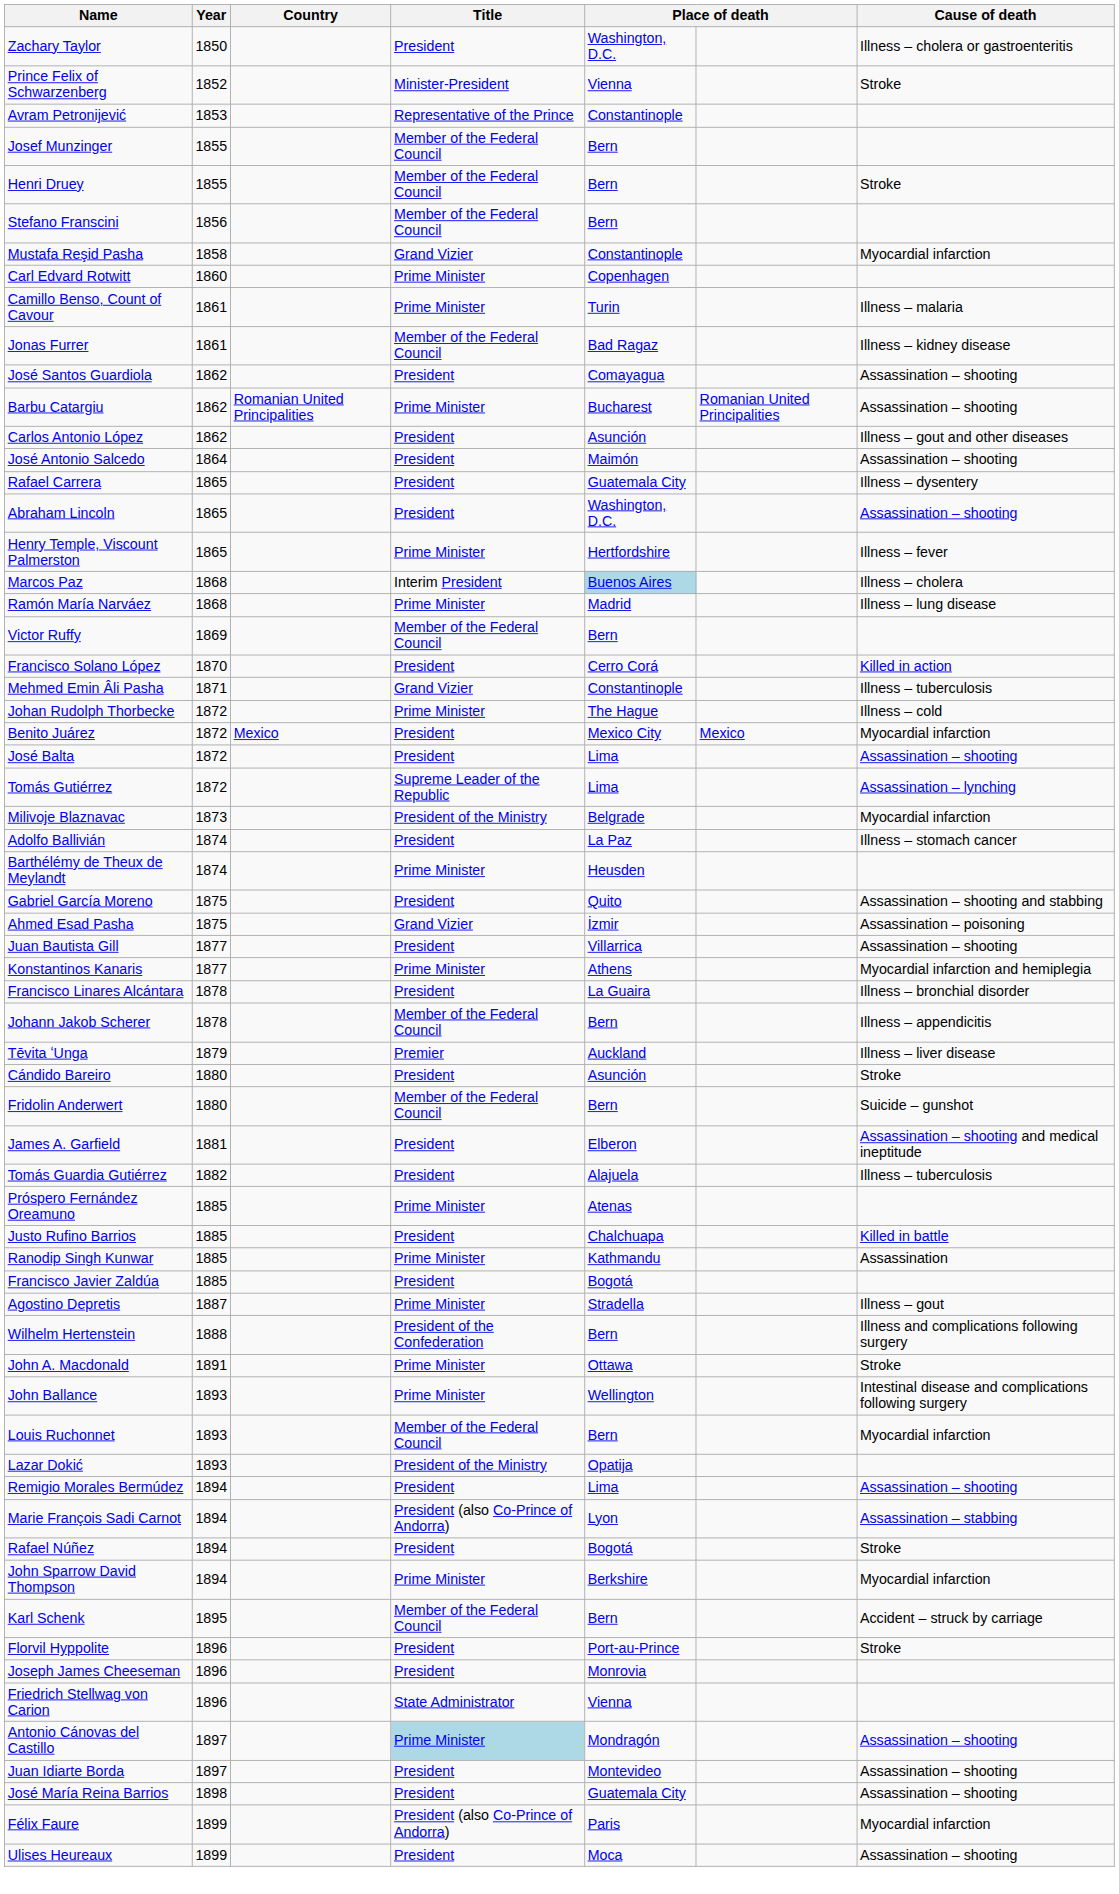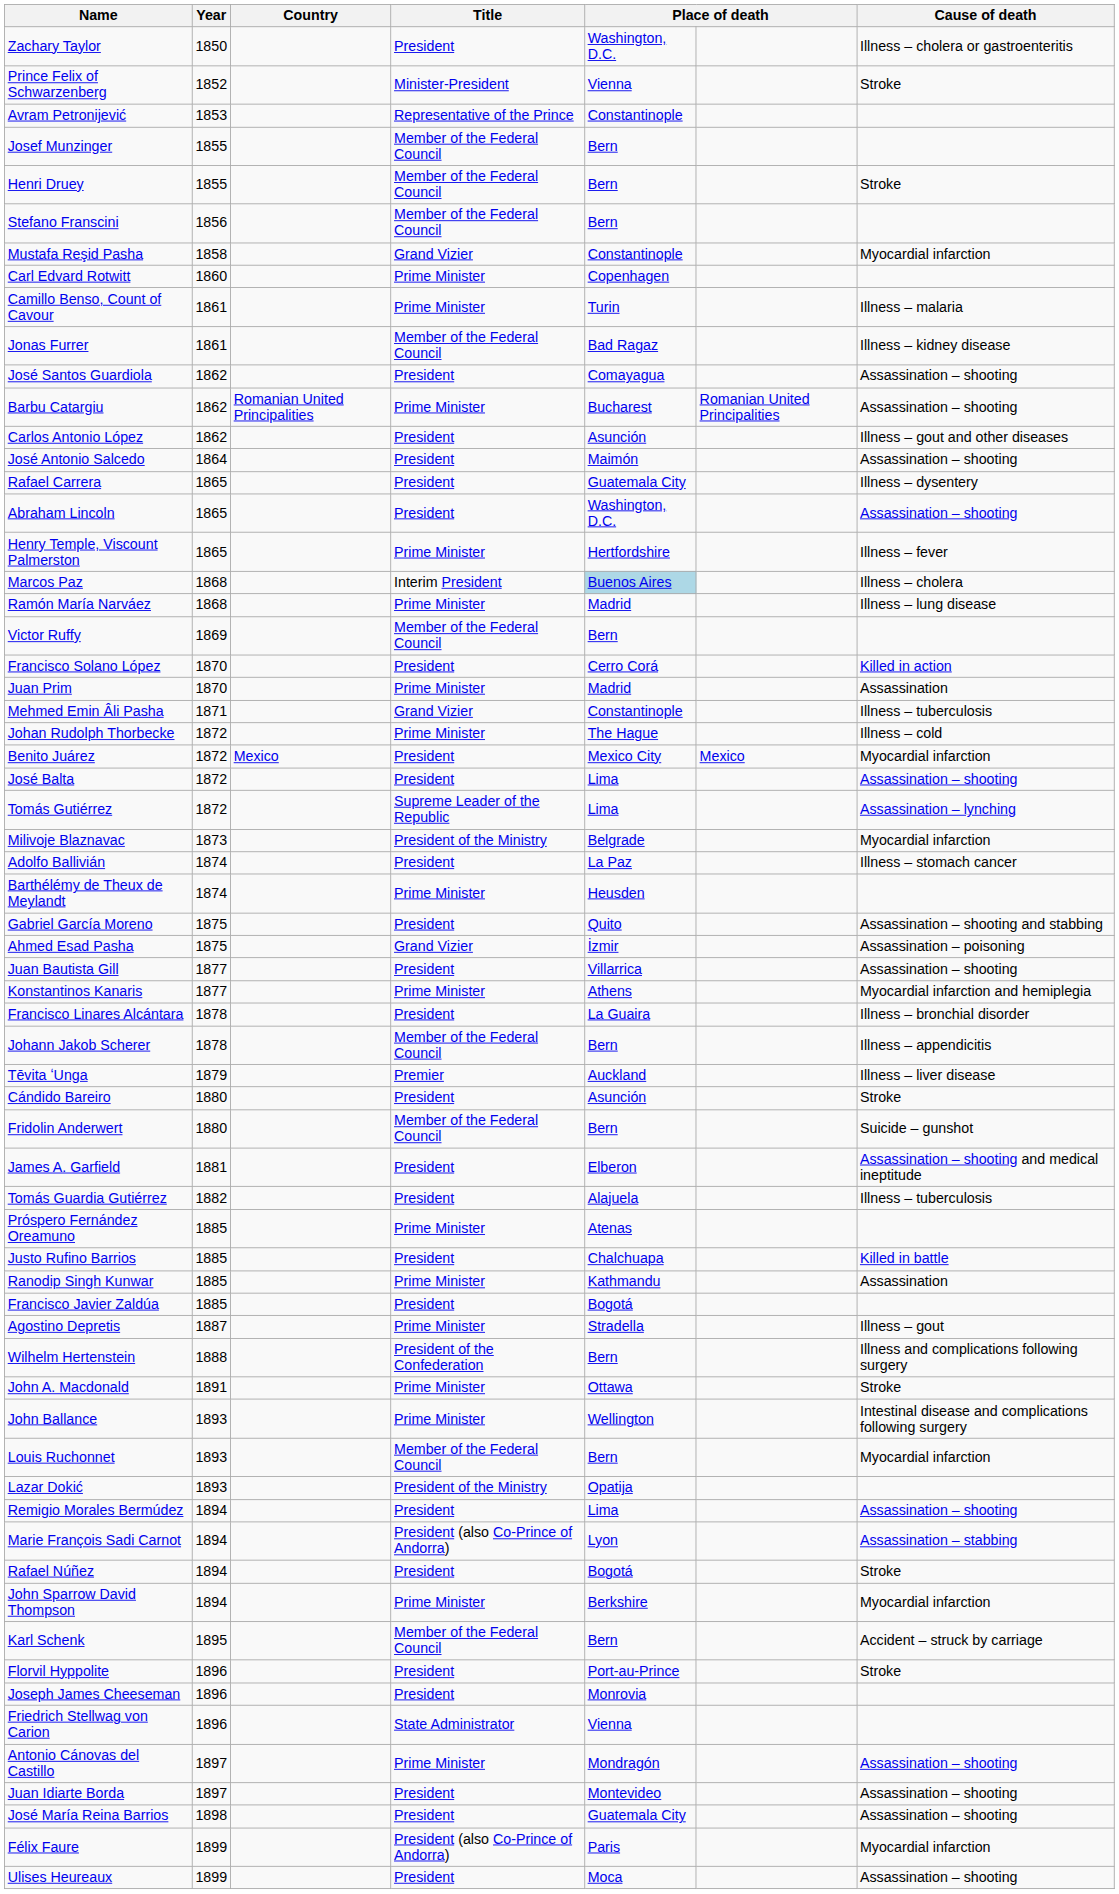+ row: (40, 688)
(440, 1740) lightblue background -> (440, 1763) no background
